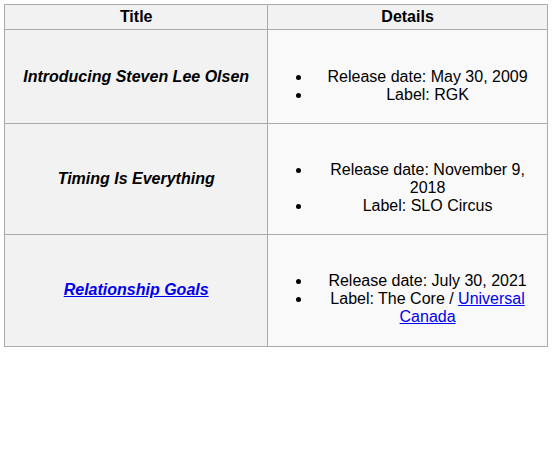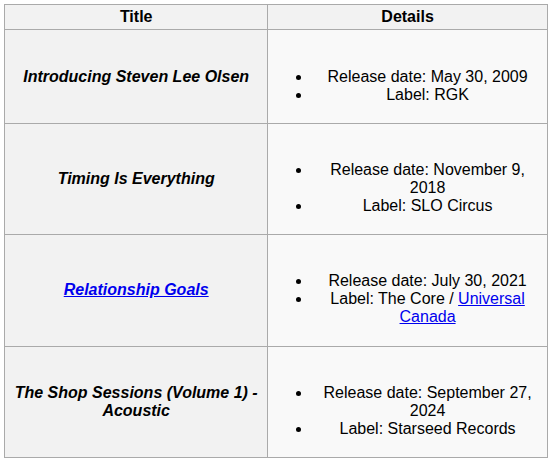+ row: (136, 401)
